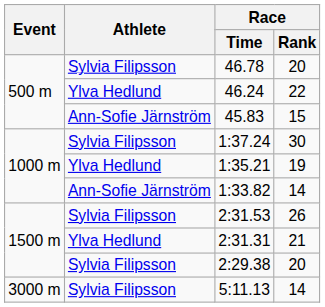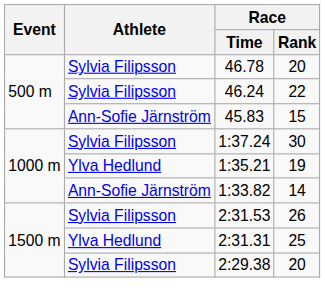(115, 92) Ylva Hedlund -> (122, 92) Sylvia Filipsson
(297, 241) 21 -> (297, 241) 25
- row: (244, 290)
